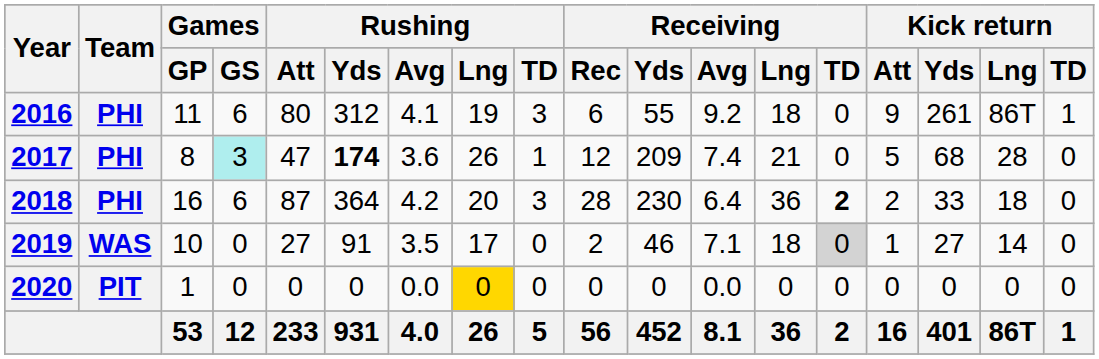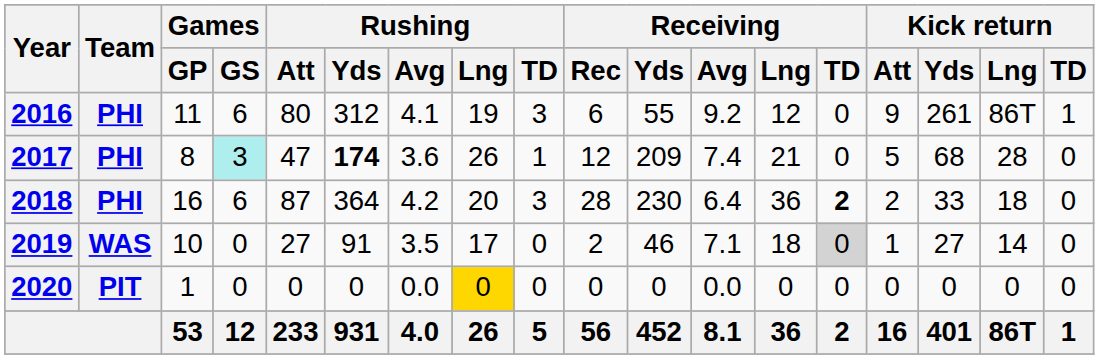(786, 113) 18 -> (786, 113) 12
